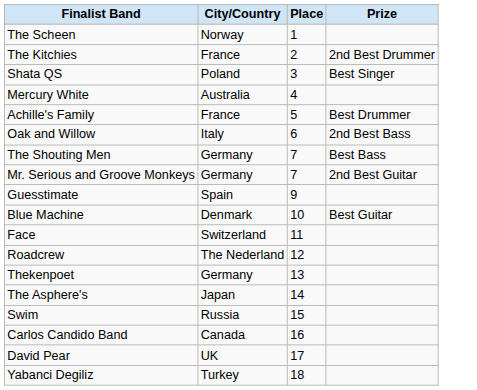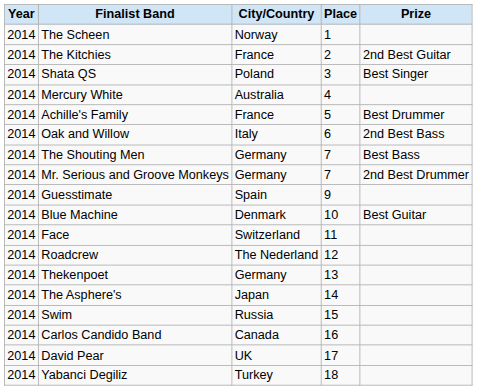+ column: (21, 14)
(382, 54) 2nd Best Drummer -> (407, 54) 2nd Best Guitar
(373, 174) 2nd Best Guitar -> (416, 174) 2nd Best Drummer
